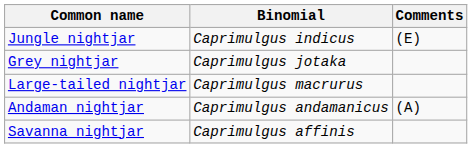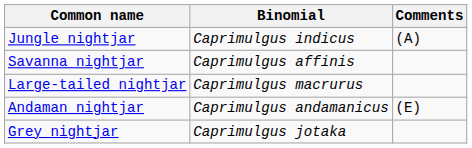(408, 39) (E) -> (408, 39) (A)
rows swapped: (63, 62) <-> (76, 132)
(408, 108) (A) -> (408, 108) (E)
